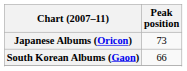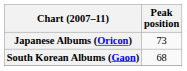(162, 57) 66 -> (162, 57) 68
